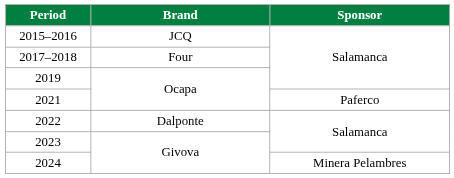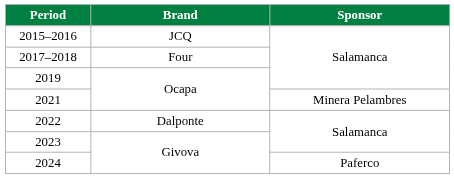(360, 99) Paferco -> (360, 99) Minera Pelambres
(360, 163) Minera Pelambres -> (360, 163) Paferco
